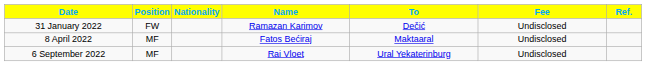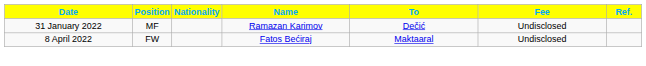(152, 26) FW -> (152, 26) MF
(152, 40) MF -> (152, 40) FW
- row: (68, 54)
